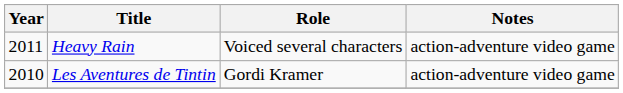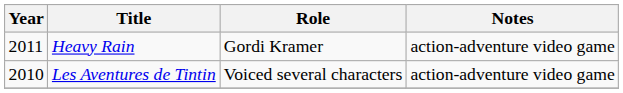(313, 46) Voiced several characters -> (273, 46) Gordi Kramer
(273, 74) Gordi Kramer -> (313, 74) Voiced several characters
